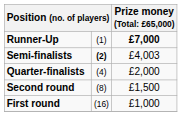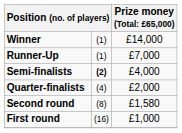+ row: (24, 39)
(144, 39) bold -> (144, 55) normal
(144, 55) £4,003 -> (144, 71) £4,000
(144, 87) £1,500 -> (144, 103) £1,580
